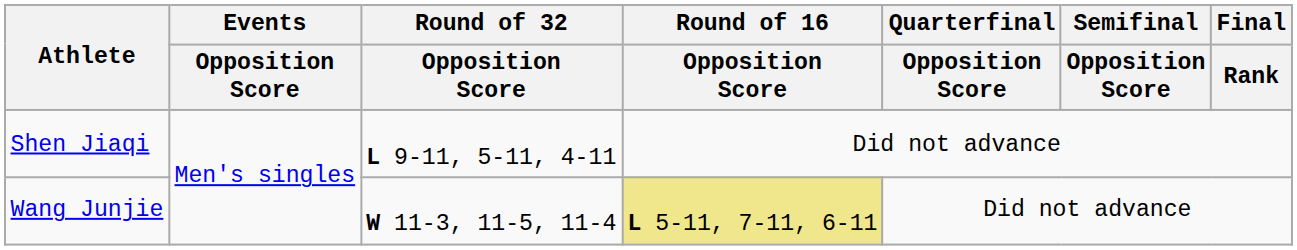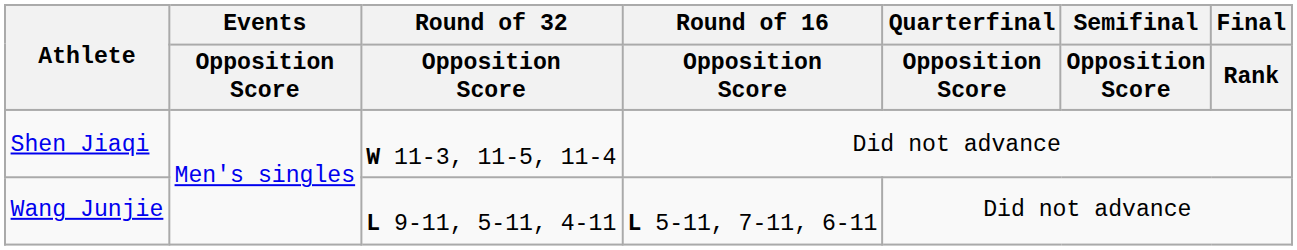(491, 157) L 9-11, 5-11, 4-11 -> (491, 157) W 11-3, 11-5, 11-4
(491, 224) W 11-3, 11-5, 11-4 -> (491, 224) L 9-11, 5-11, 4-11
(752, 224) khaki background -> (752, 224) no background
